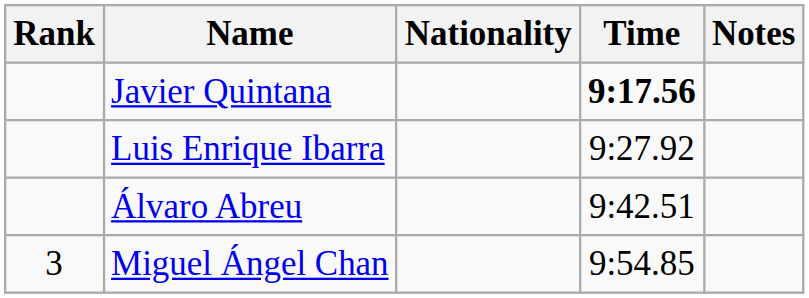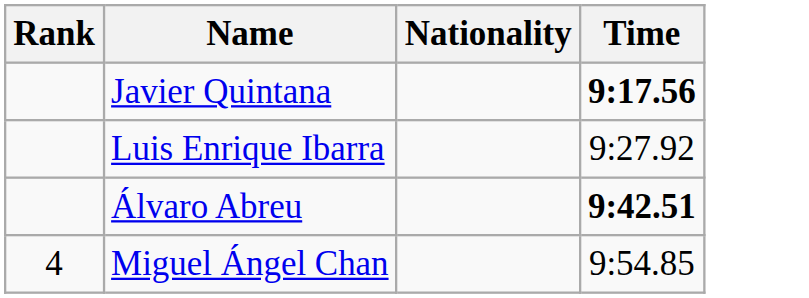- column: (754, 33)
(642, 206) normal -> (642, 206) bold
(54, 264) 3 -> (54, 264) 4
